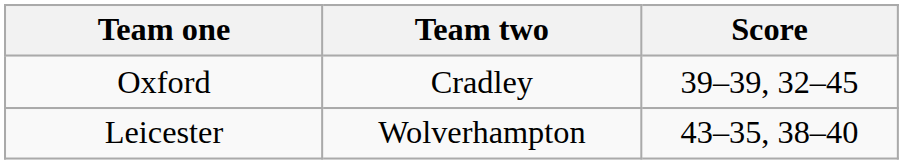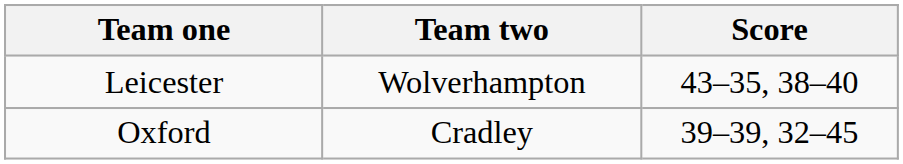rows swapped: (164, 132) <-> (164, 81)
